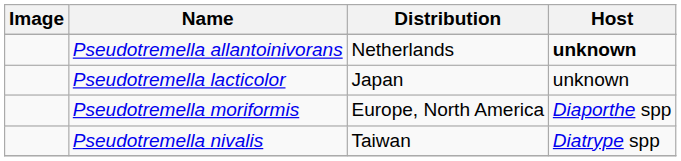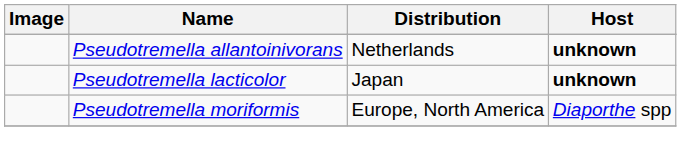(591, 79) normal -> (595, 79) bold
- row: (168, 140)
